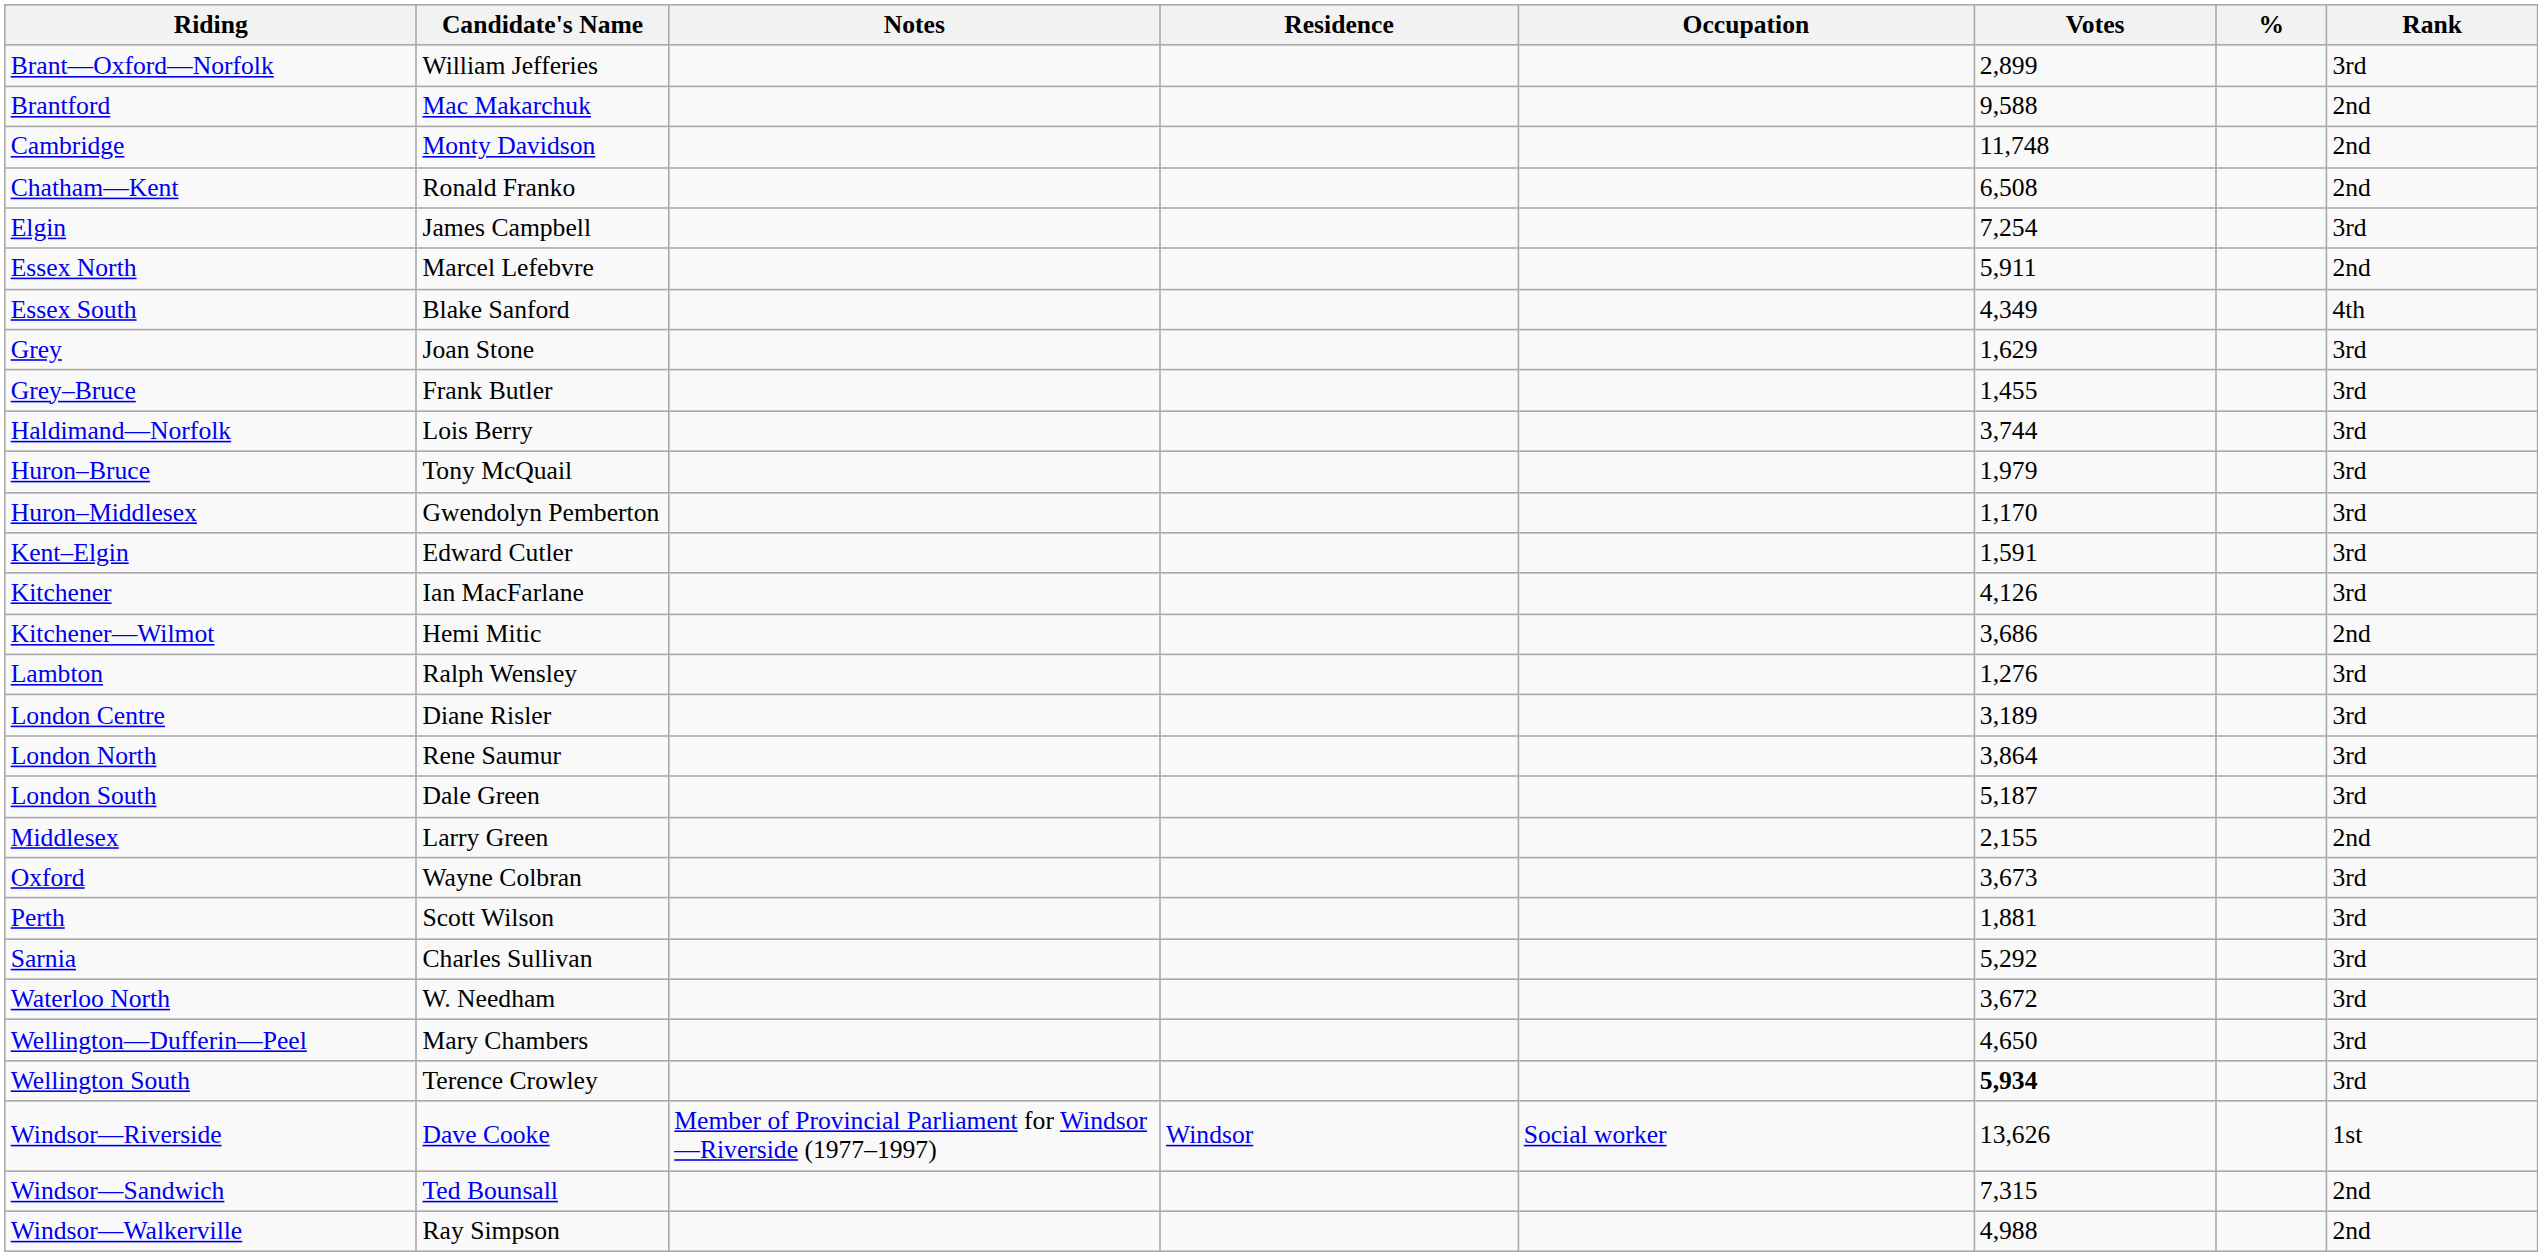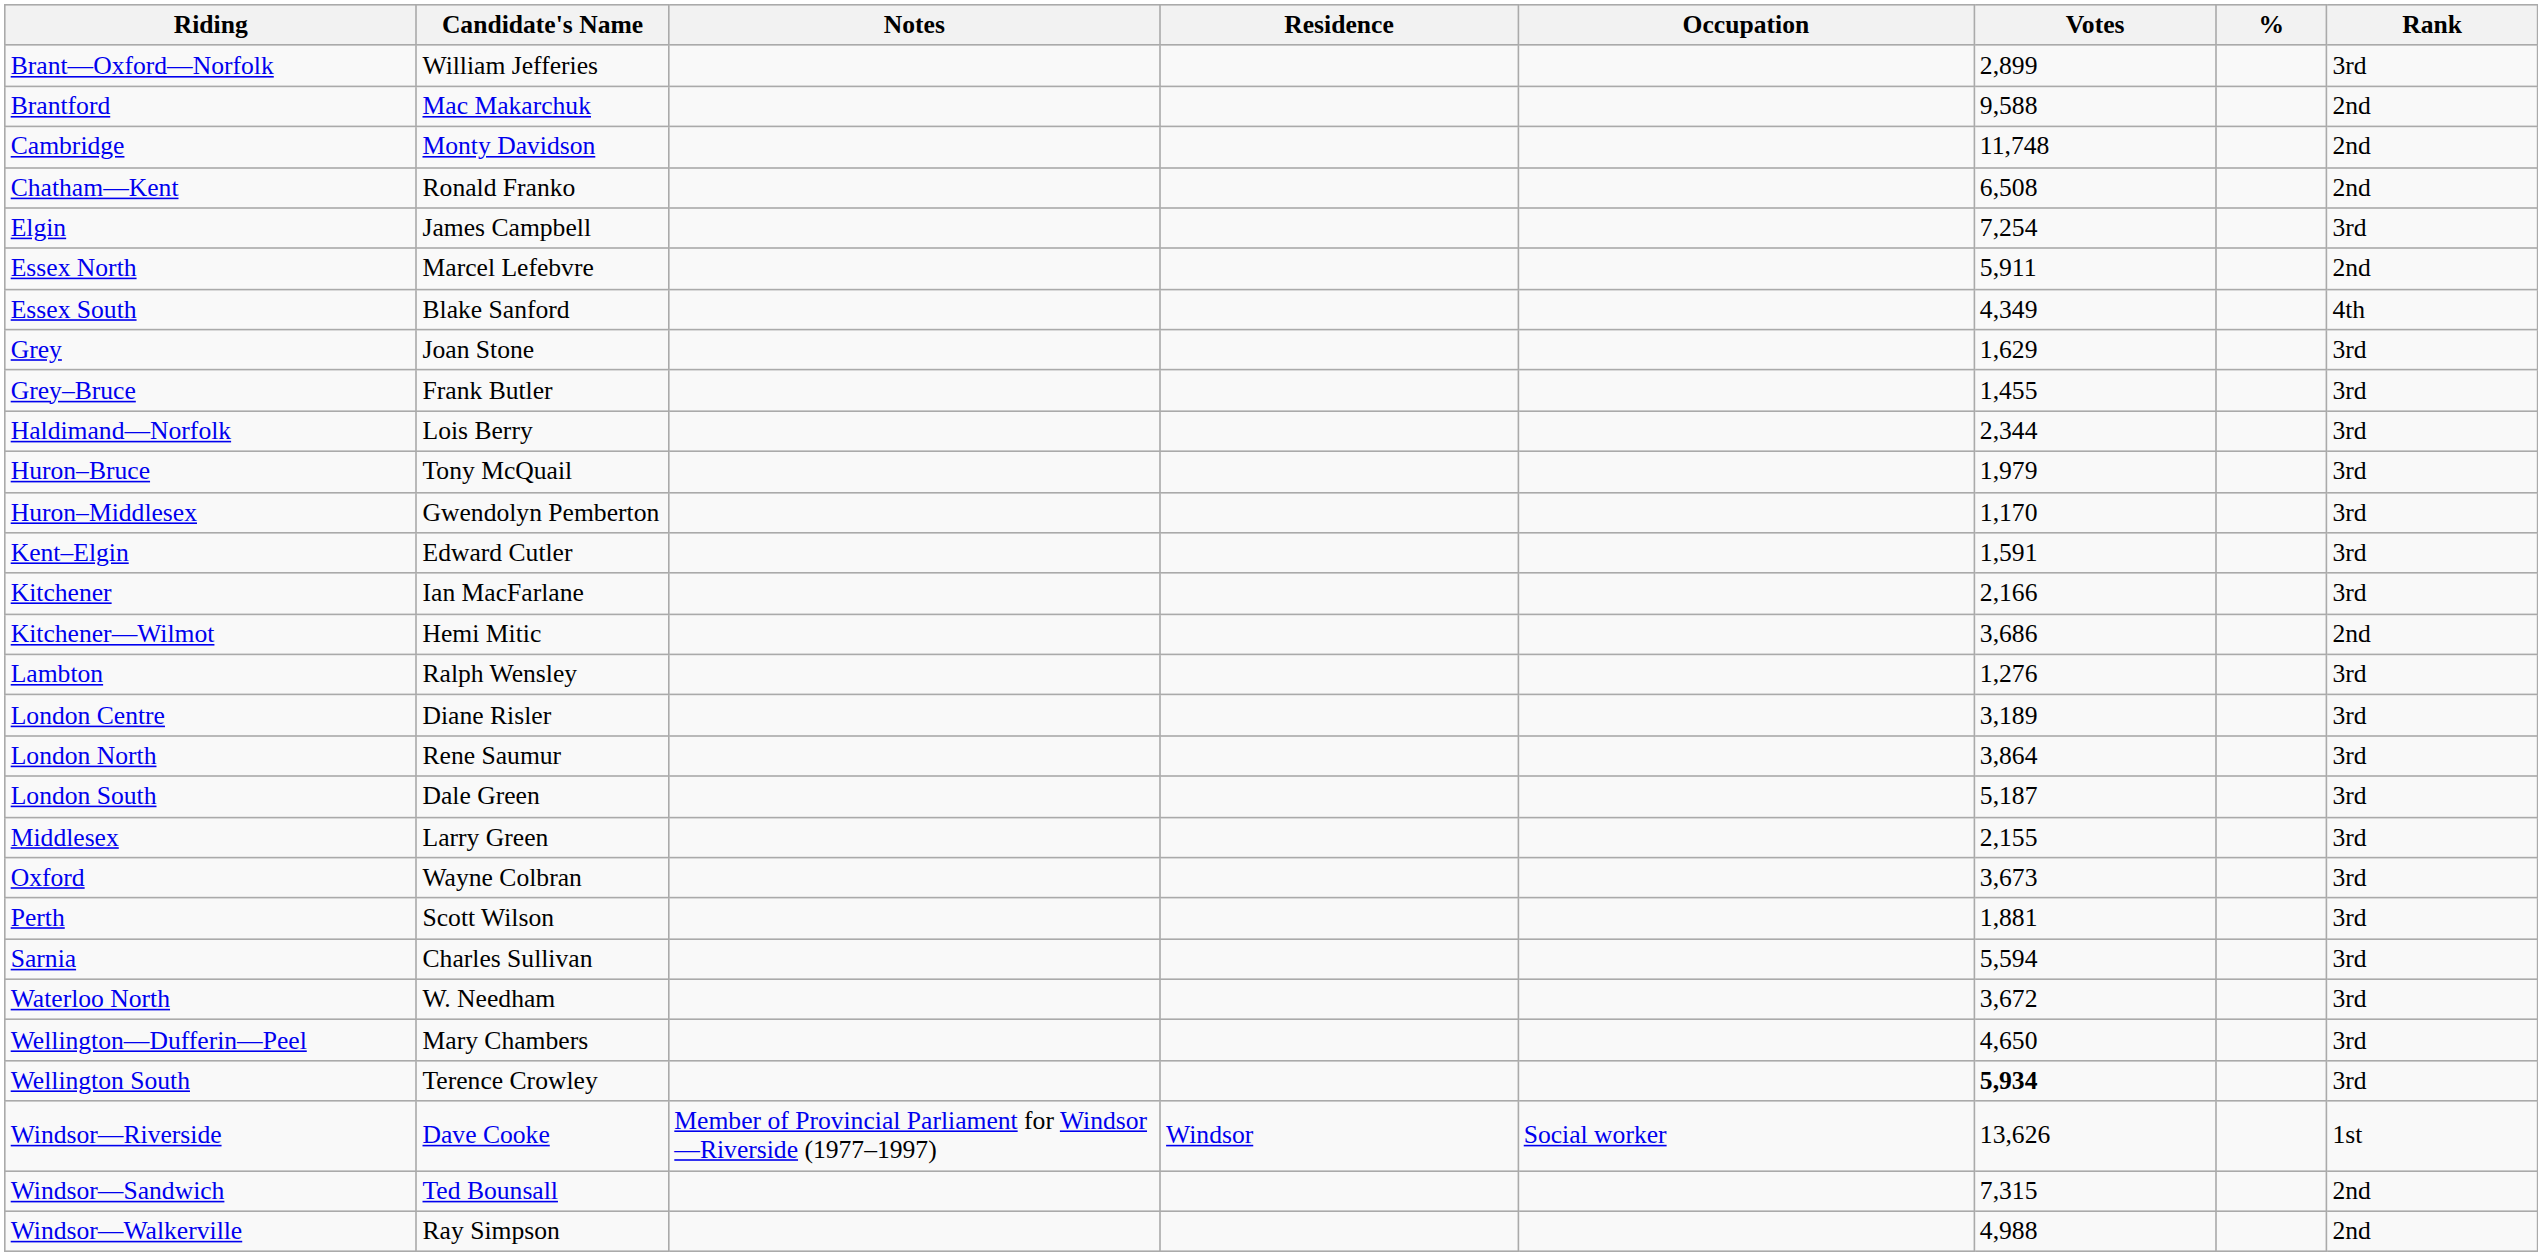(2009, 430) 3,744 -> (2009, 430) 2,344
(2009, 593) 4,126 -> (2009, 593) 2,166
(2352, 836) 2nd -> (2349, 836) 3rd
(2009, 958) 5,292 -> (2009, 958) 5,594
